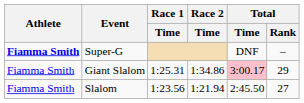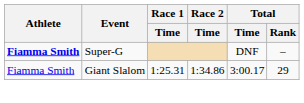(247, 70) pink background -> (247, 70) no background
- row: (101, 89)
